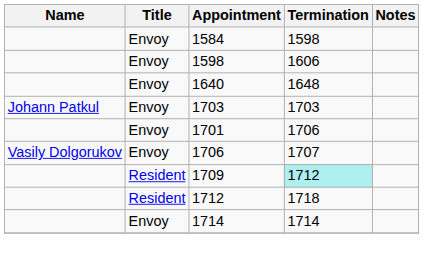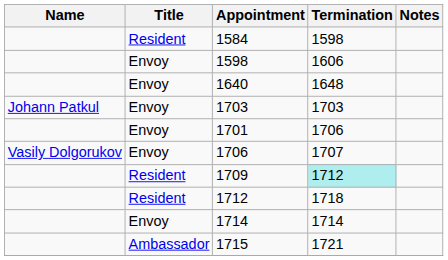(149, 38) Envoy -> (157, 38) Resident
+ row: (232, 244)
